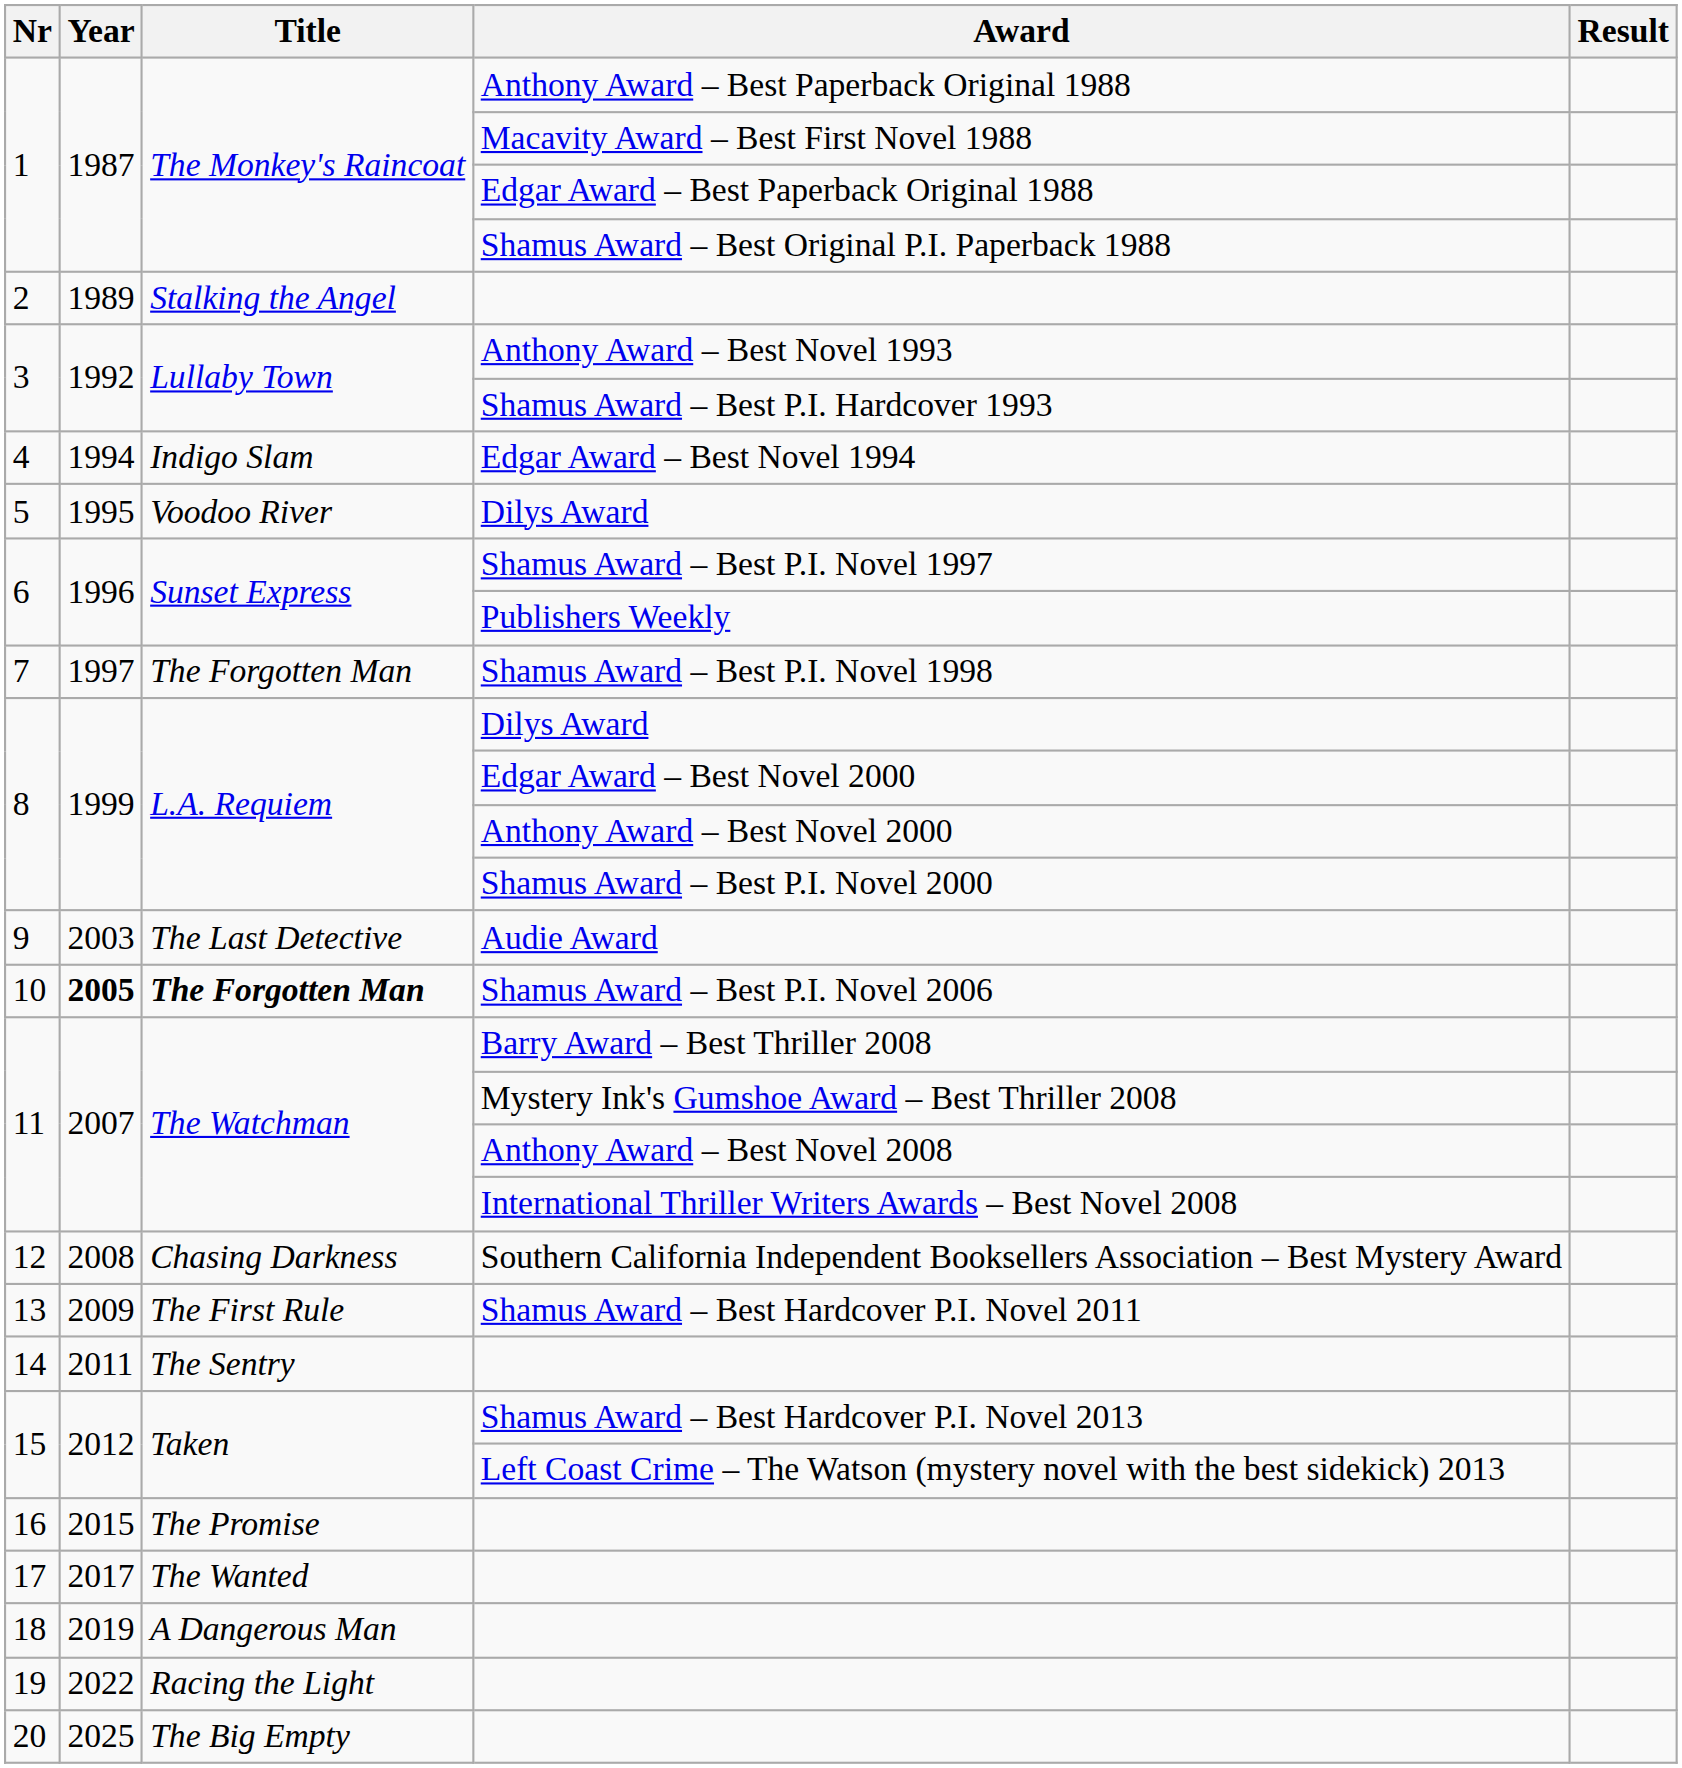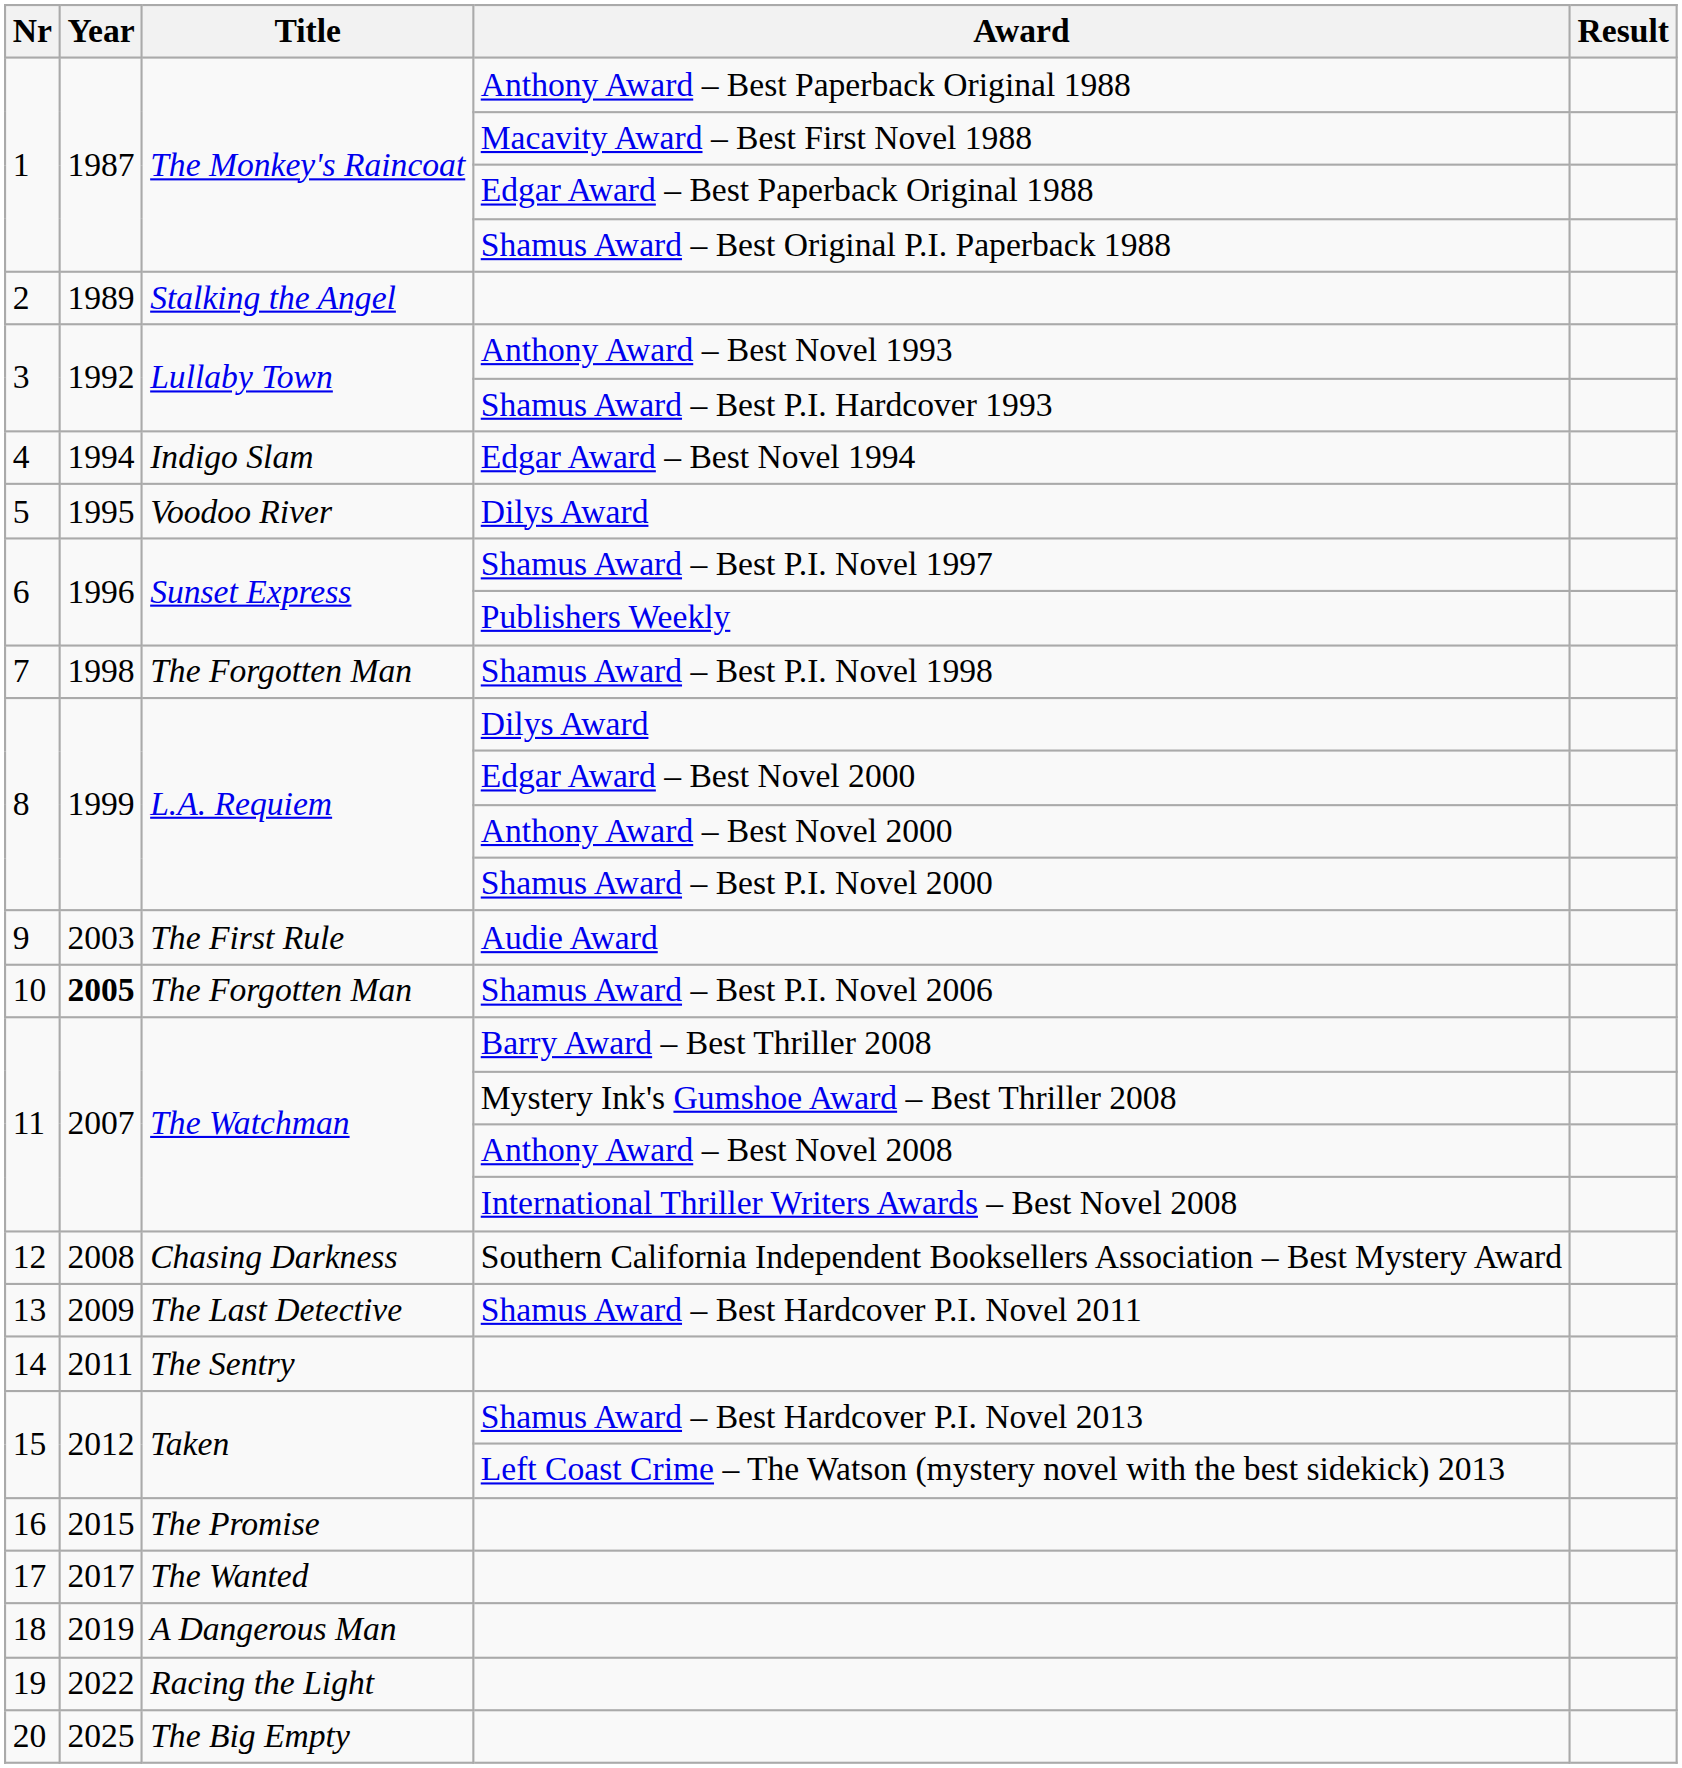(101, 670) 1997 -> (101, 670) 1998
(276, 937) The Last Detective -> (247, 937) The First Rule
(287, 990) bold -> (281, 990) normal
(247, 1310) The First Rule -> (276, 1310) The Last Detective
